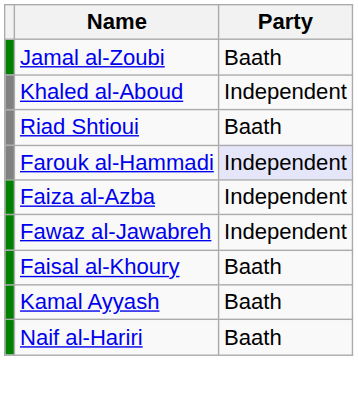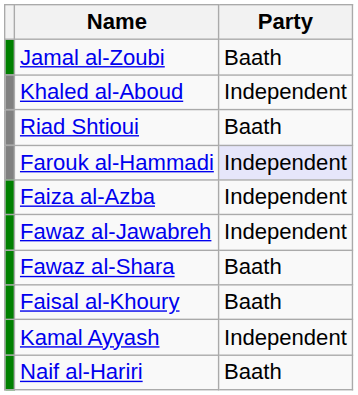+ row: (97, 267)
(253, 302) Baath -> (285, 337) Independent
